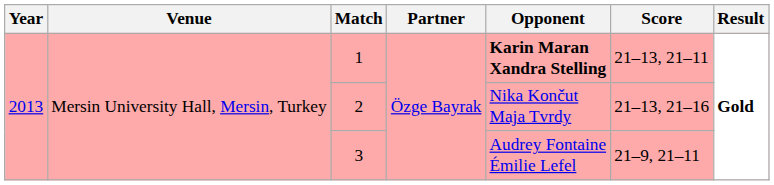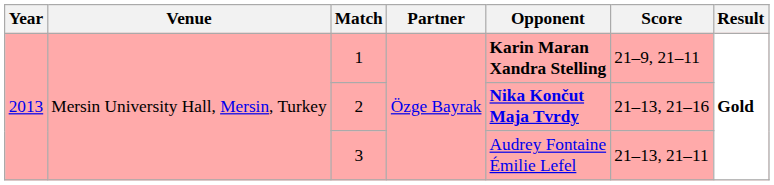(661, 57) 21–13, 21–11 -> (657, 57) 21–9, 21–11
(534, 106) normal -> (537, 106) bold
(657, 155) 21–9, 21–11 -> (661, 155) 21–13, 21–11
